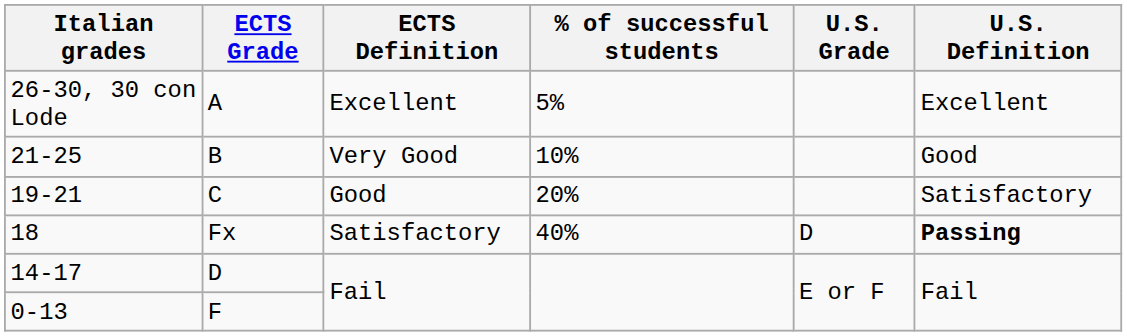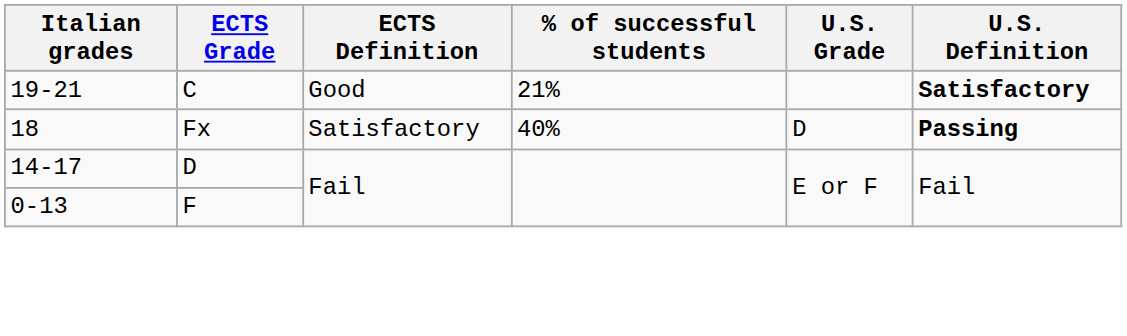- row: (103, 104)
- row: (46, 157)
(557, 196) 20% -> (538, 91) 21%
(1006, 196) normal -> (1004, 91) bold
